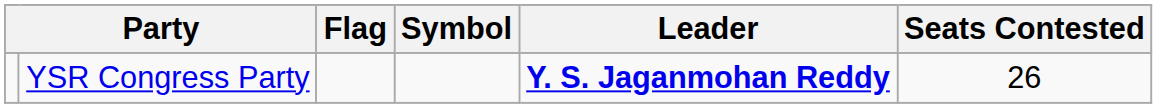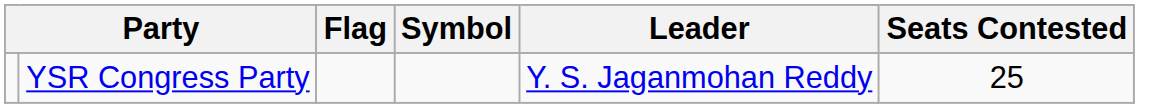(708, 77) bold -> (699, 77) normal
(1024, 77) 26 -> (1007, 77) 25
